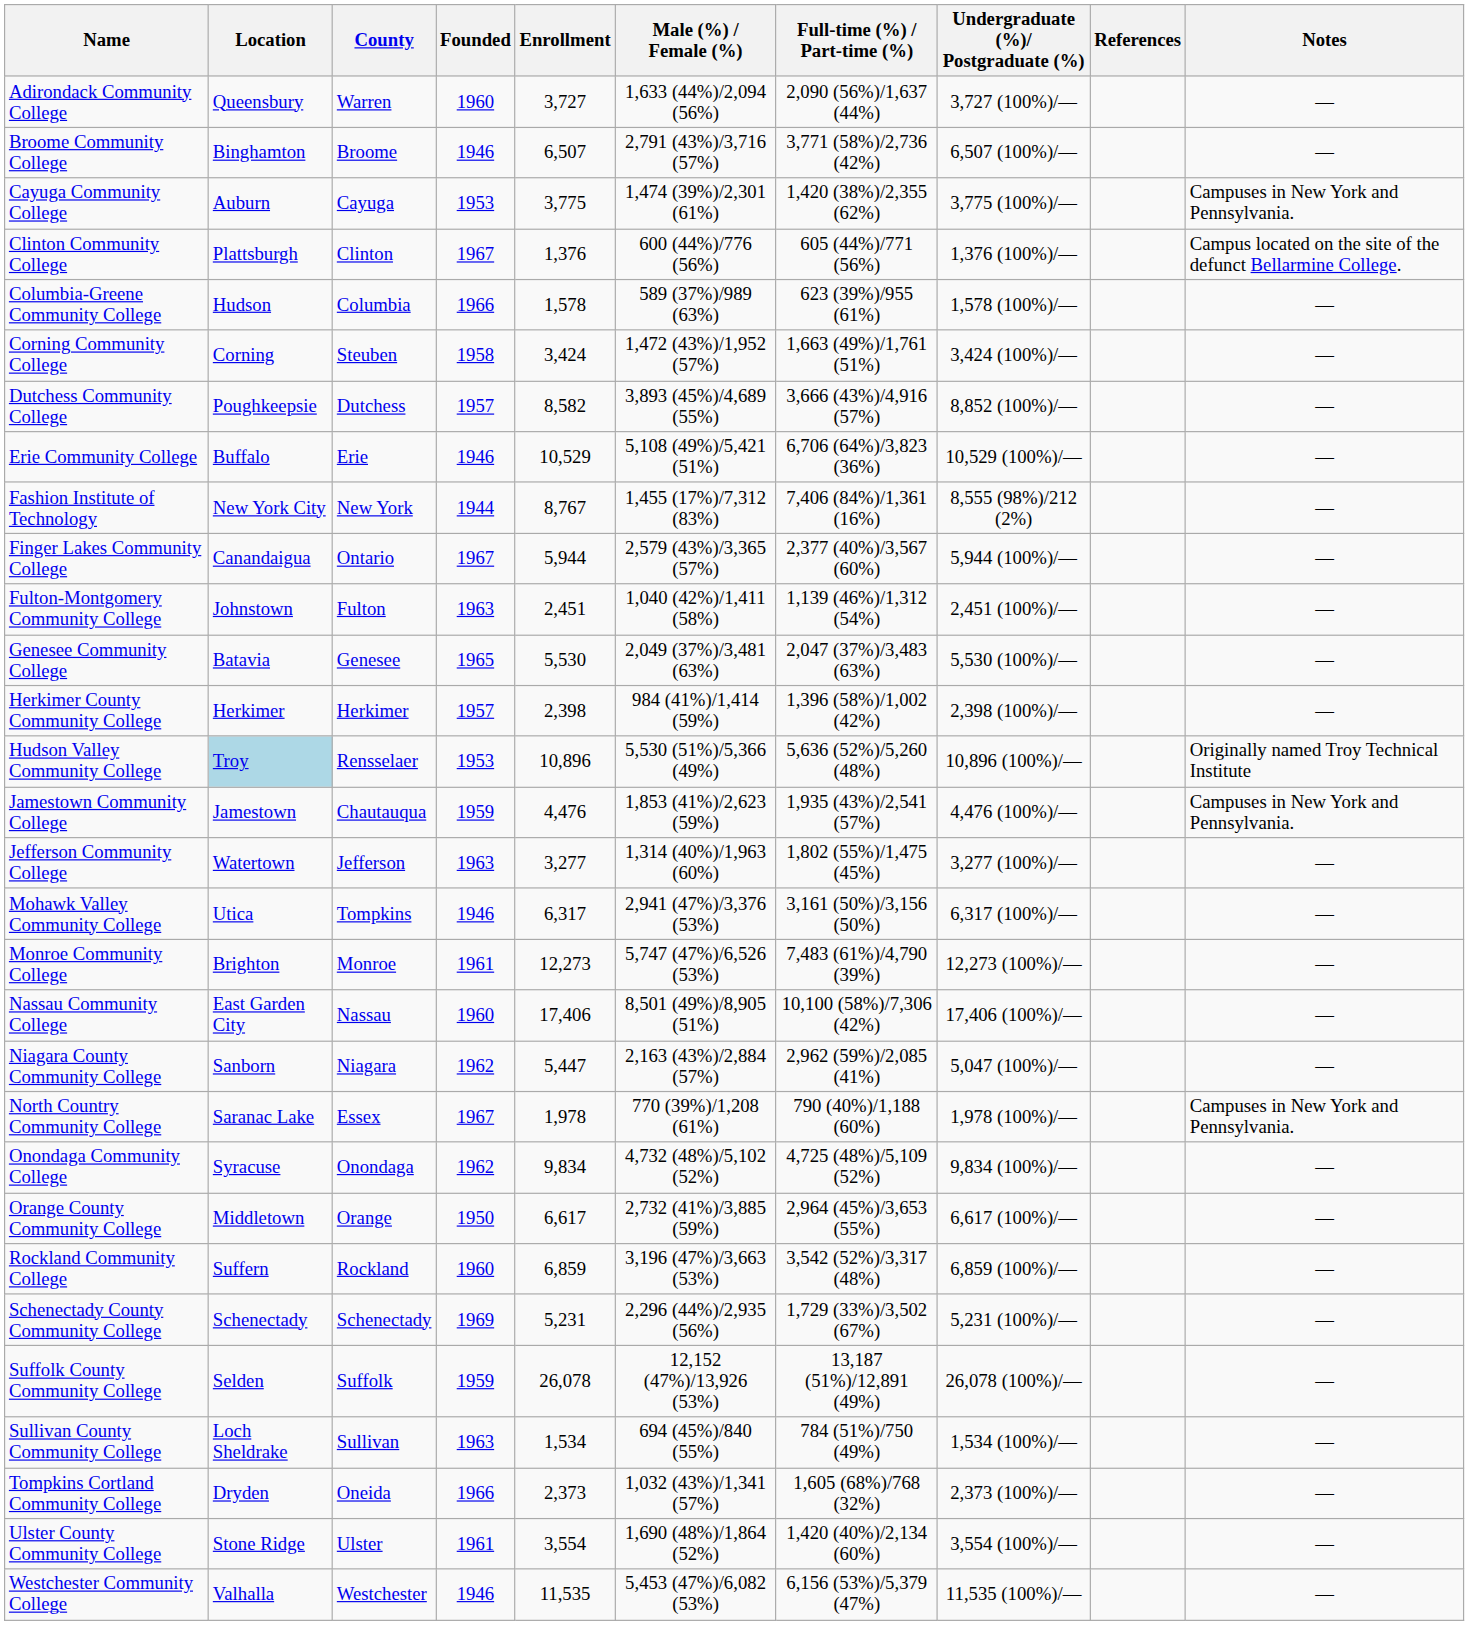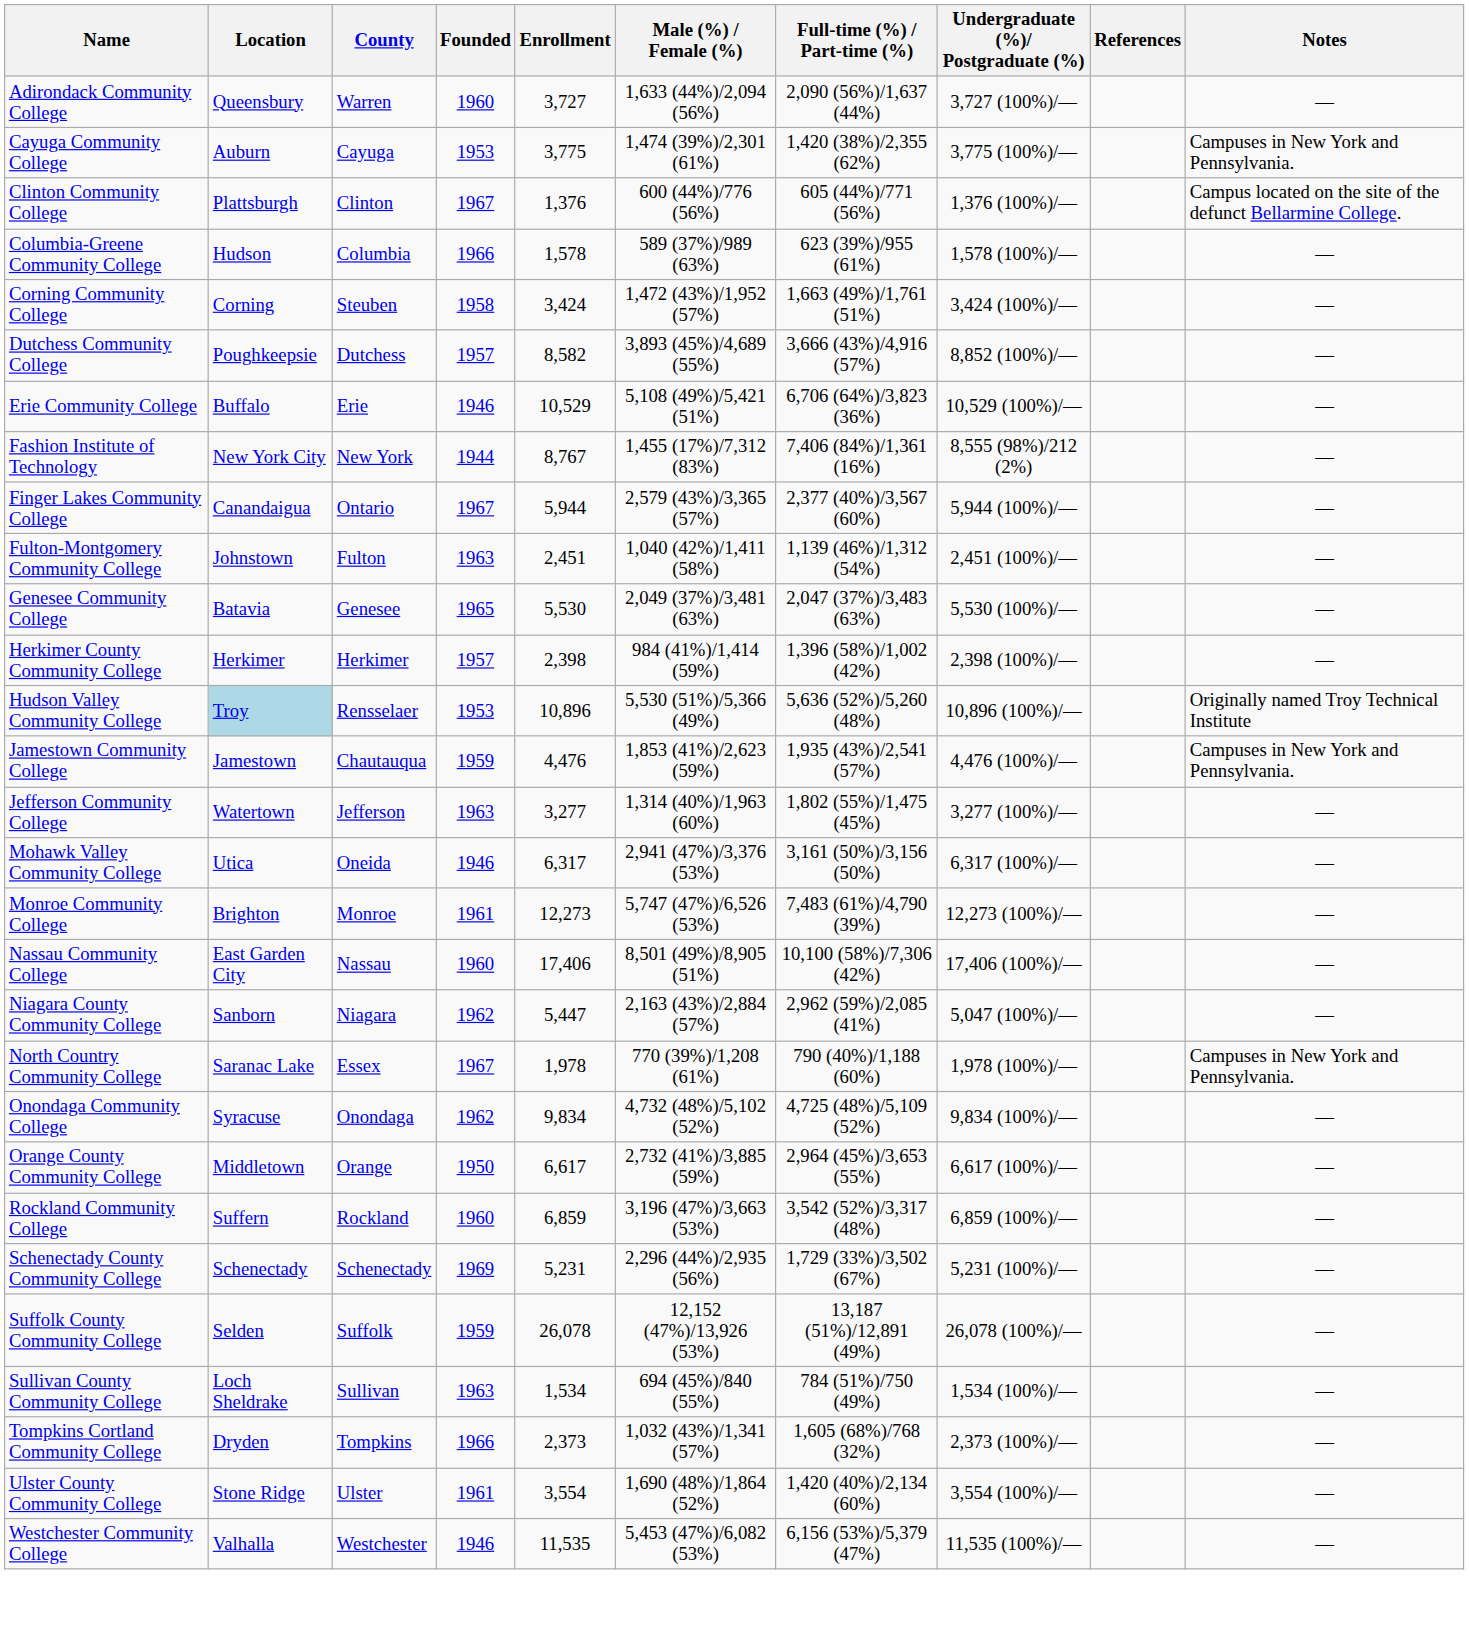- row: (86, 152)
(374, 913) Tompkins -> (364, 862) Oneida
(364, 1492) Oneida -> (374, 1442) Tompkins
